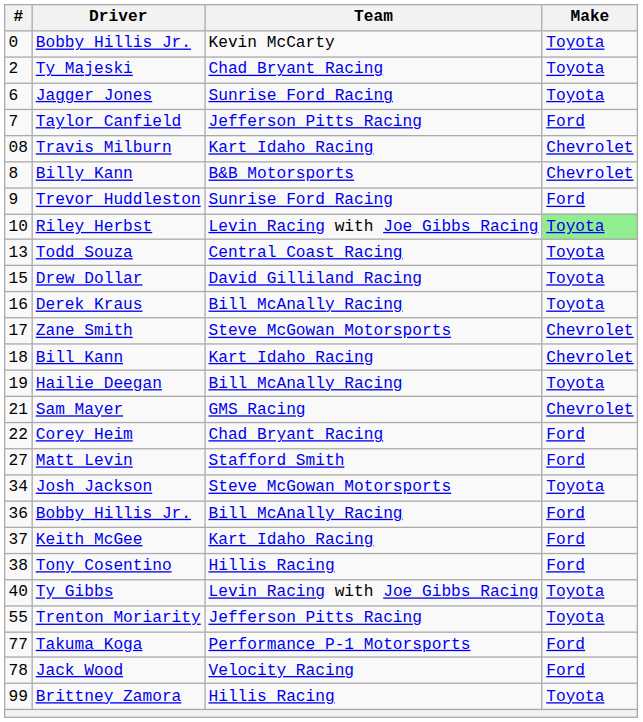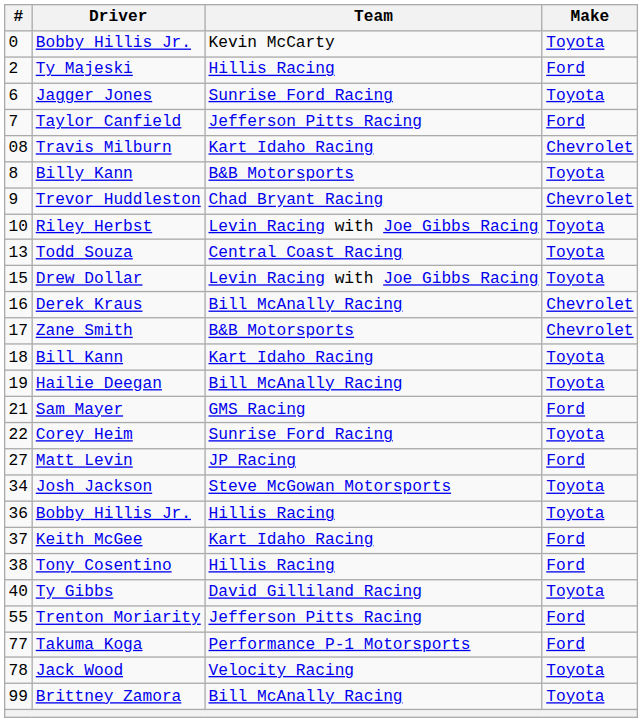(296, 70) Chad Bryant Racing -> (272, 70) Hillis Racing
(575, 70) Toyota -> (566, 70) Ford
(590, 175) Chevrolet -> (575, 175) Toyota
(301, 201) Sunrise Ford Racing -> (296, 201) Chad Bryant Racing
(566, 201) Ford -> (590, 201) Chevrolet
(575, 227) lightgreen background -> (575, 227) no background
(315, 279) David Gilliland Racing -> (373, 279) Levin Racing with Joe Gibbs Racing
(575, 305) Toyota -> (590, 305) Chevrolet
(330, 331) Steve McGowan Motorsports -> (281, 331) B&B Motorsports
(590, 358) Chevrolet -> (575, 358) Toyota
(590, 410) Chevrolet -> (566, 410) Ford
(296, 436) Chad Bryant Racing -> (301, 436) Sunrise Ford Racing
(566, 436) Ford -> (575, 436) Toyota
(276, 462) Stafford Smith -> (252, 462) JP Racing
(306, 514) Bill McAnally Racing -> (272, 514) Hillis Racing
(566, 514) Ford -> (575, 514) Toyota
(373, 593) Levin Racing with Joe Gibbs Racing -> (315, 593) David Gilliland Racing
(575, 619) Toyota -> (566, 619) Ford
(566, 671) Ford -> (575, 671) Toyota
(272, 697) Hillis Racing -> (306, 697) Bill McAnally Racing
